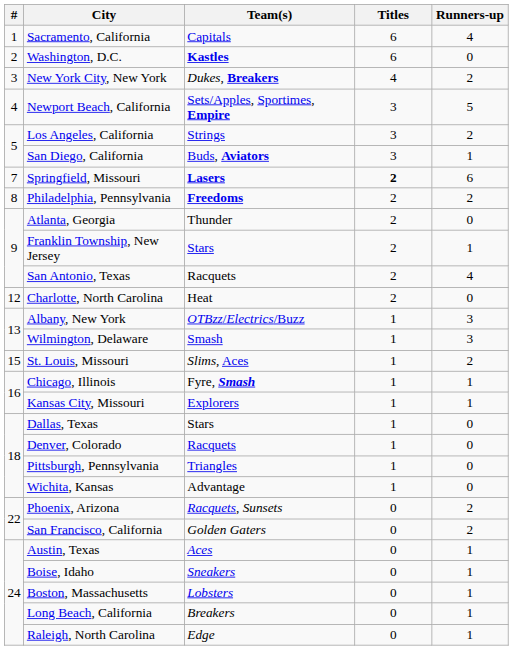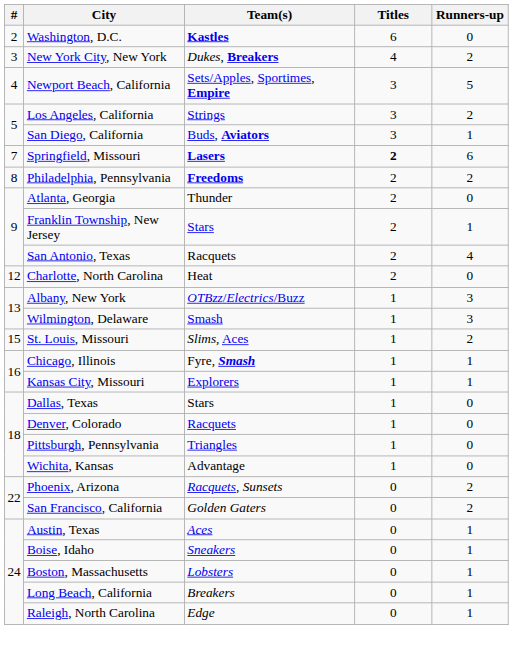- row: (88, 36)
